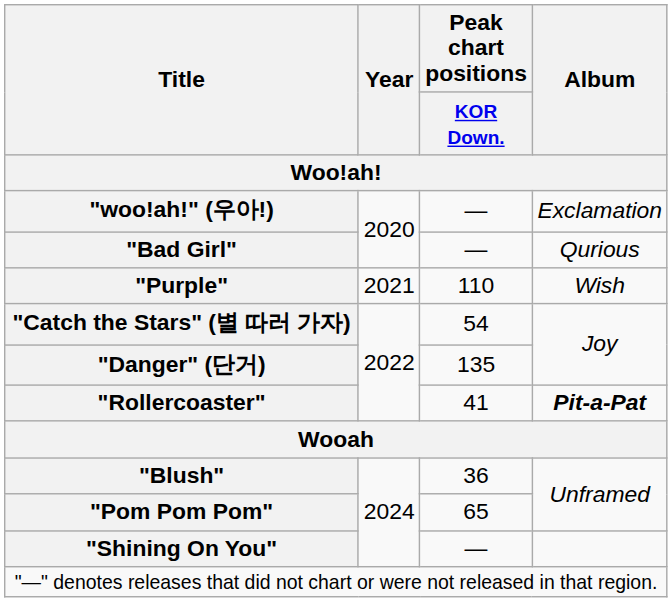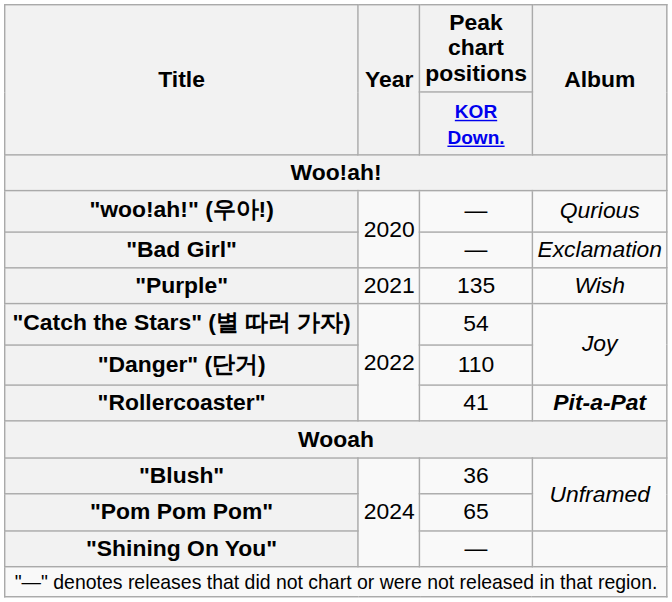(600, 210) Exclamation -> (600, 210) Qurious
(600, 249) Qurious -> (600, 249) Exclamation
(476, 285) 110 -> (476, 285) 135
(476, 364) 135 -> (476, 364) 110
